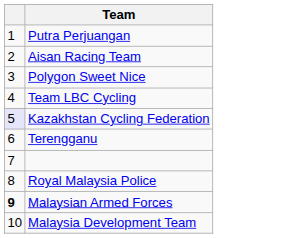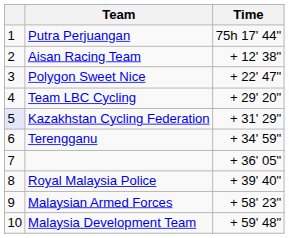+ column: (248, 14)
(11, 202) bold -> (11, 202) normal
